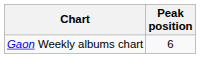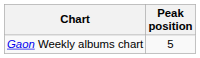(170, 44) 6 -> (170, 44) 5
